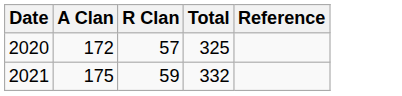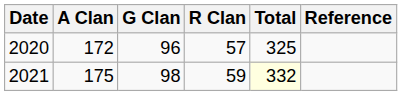+ column: (151, 18)
(215, 76) no background -> (281, 76) lightyellow background
